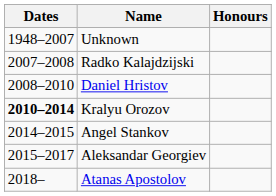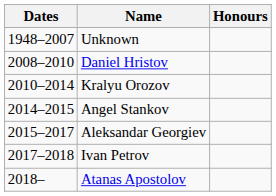- row: (138, 62)
(41, 109) bold -> (41, 86) normal
+ row: (115, 156)
